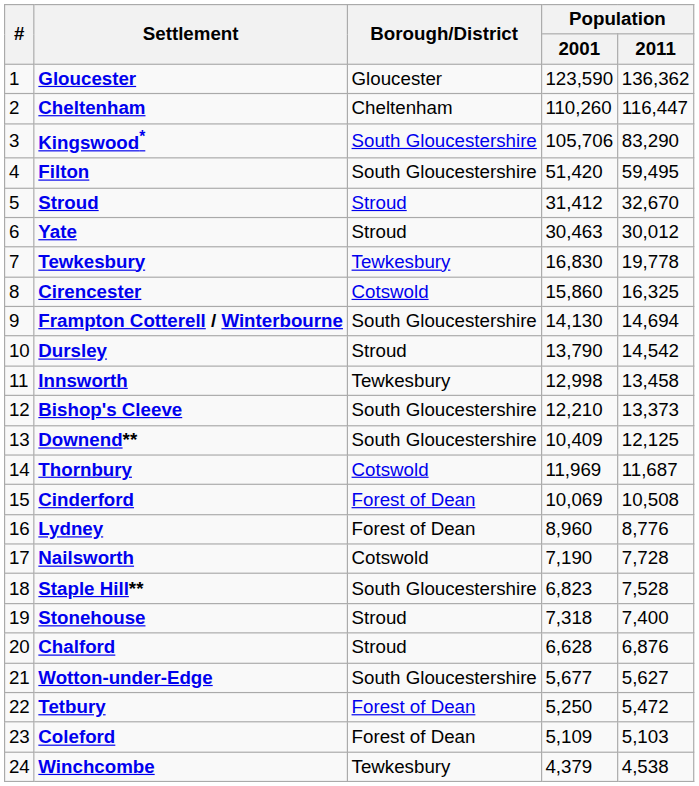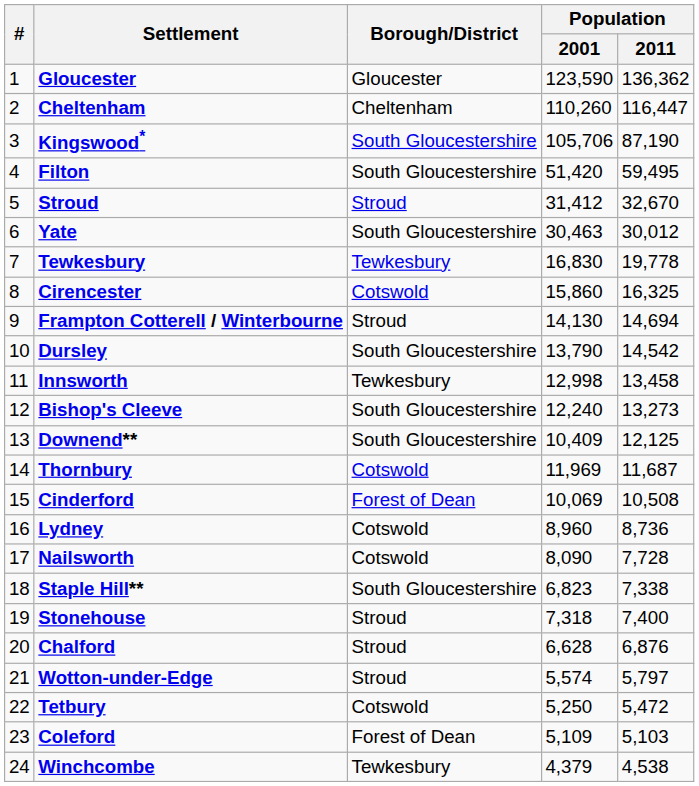(650, 140) 83,290 -> (650, 140) 87,190
(379, 232) Stroud -> (444, 232) South Gloucestershire
(444, 321) South Gloucestershire -> (379, 321) Stroud
(379, 350) Stroud -> (444, 350) South Gloucestershire
(574, 410) 12,210 -> (574, 410) 12,240
(650, 410) 13,373 -> (650, 410) 13,273
(413, 529) Forest of Dean -> (390, 529) Cotswold
(645, 529) 8,776 -> (645, 529) 8,736
(569, 558) 7,190 -> (569, 558) 8,090
(645, 588) 7,528 -> (645, 588) 7,338
(444, 677) South Gloucestershire -> (379, 677) Stroud
(569, 677) 5,677 -> (569, 677) 5,574
(645, 677) 5,627 -> (645, 677) 5,797
(413, 707) Forest of Dean -> (390, 707) Cotswold
